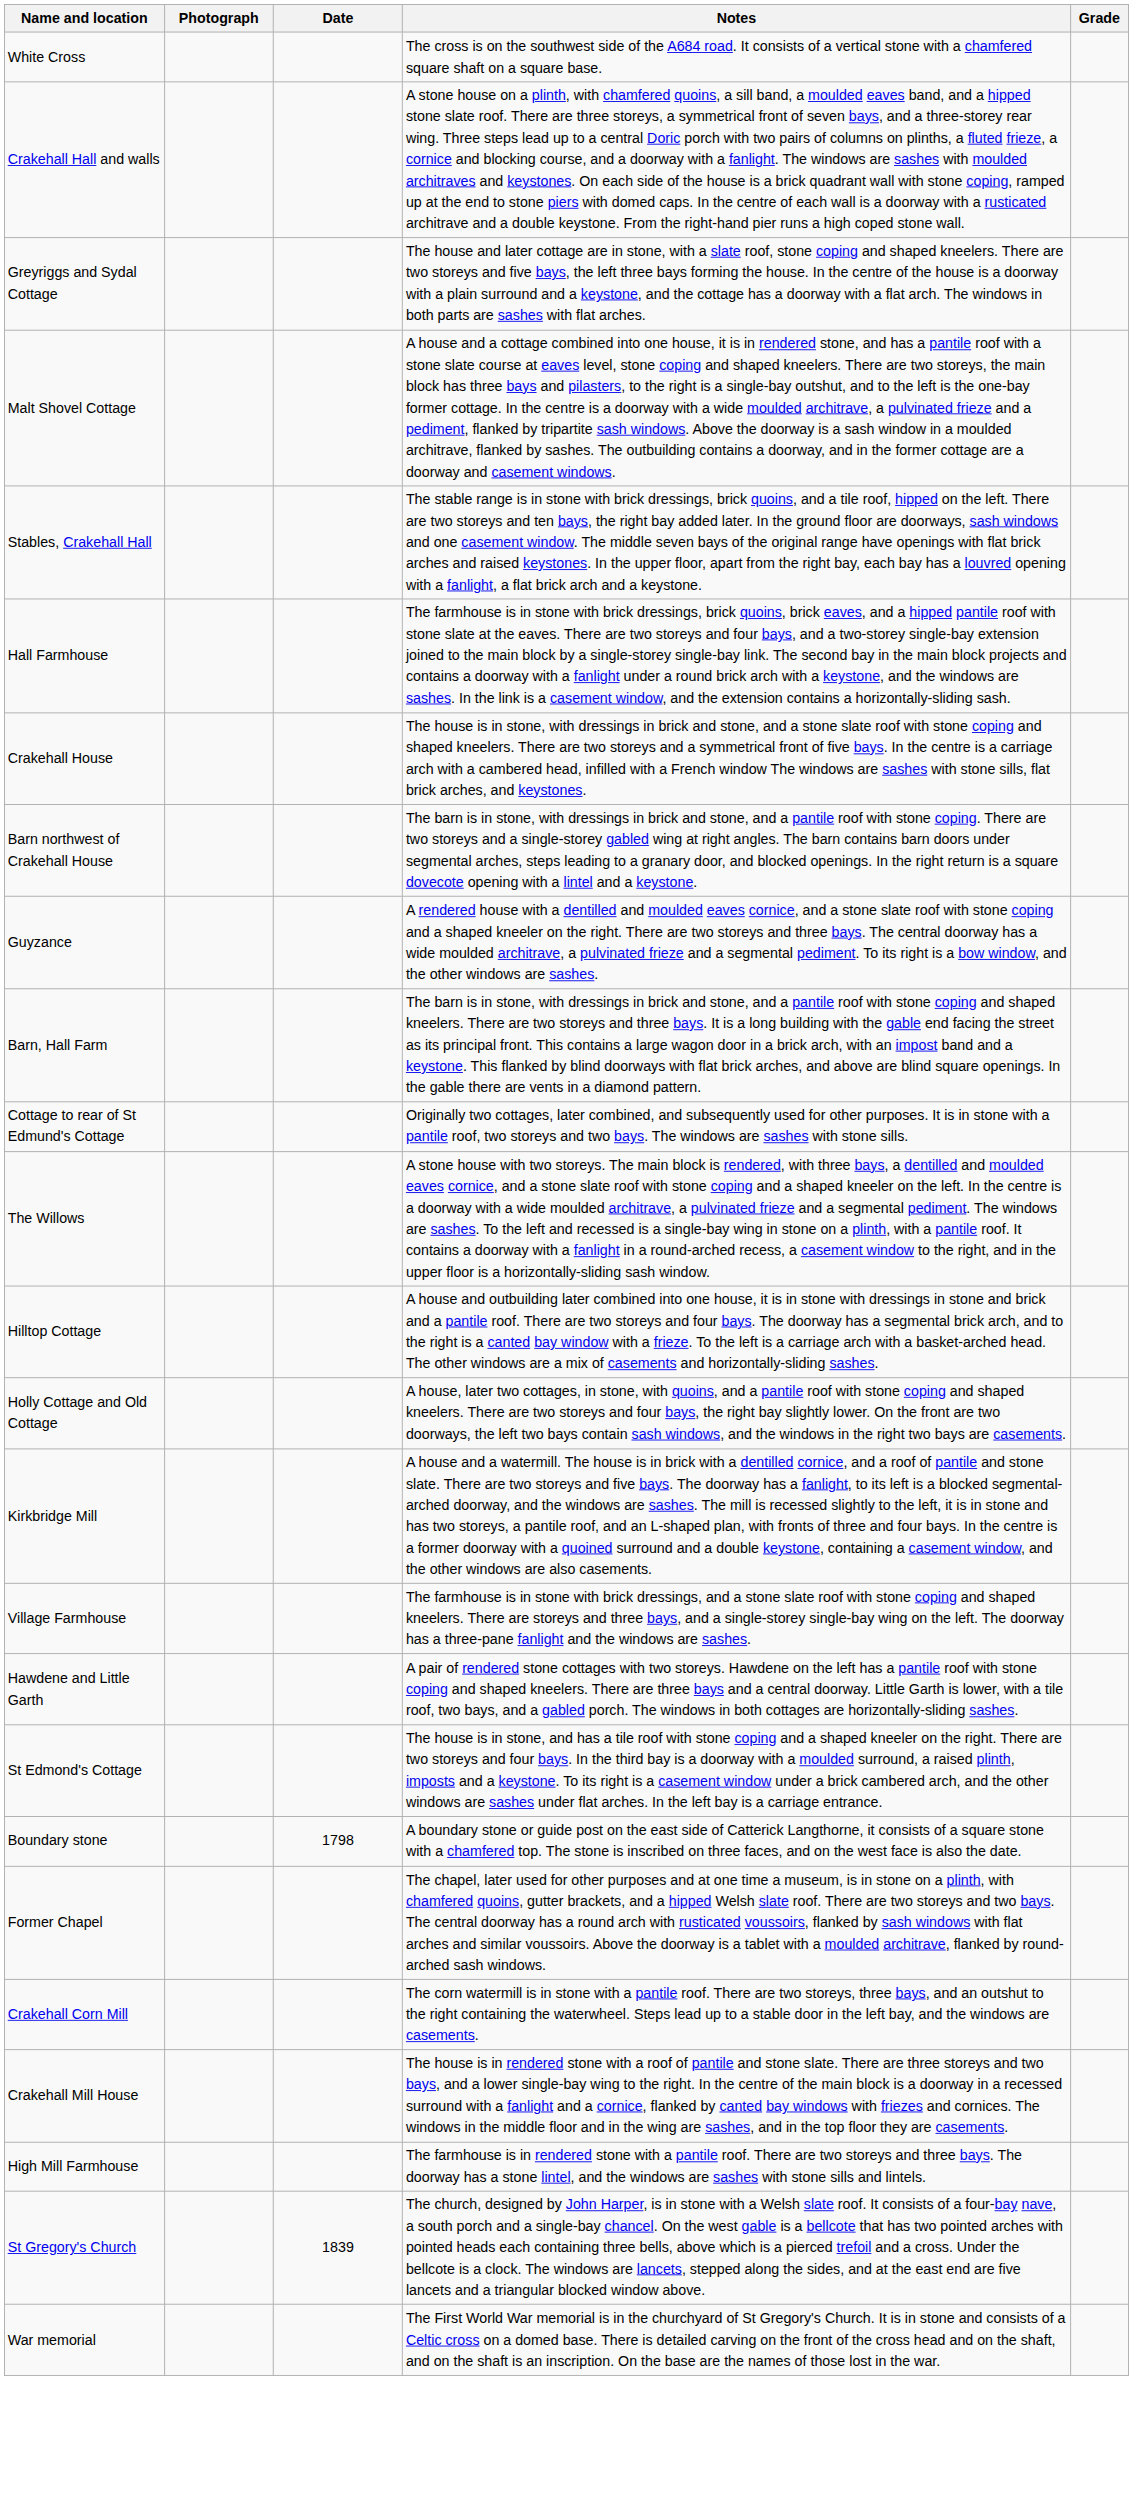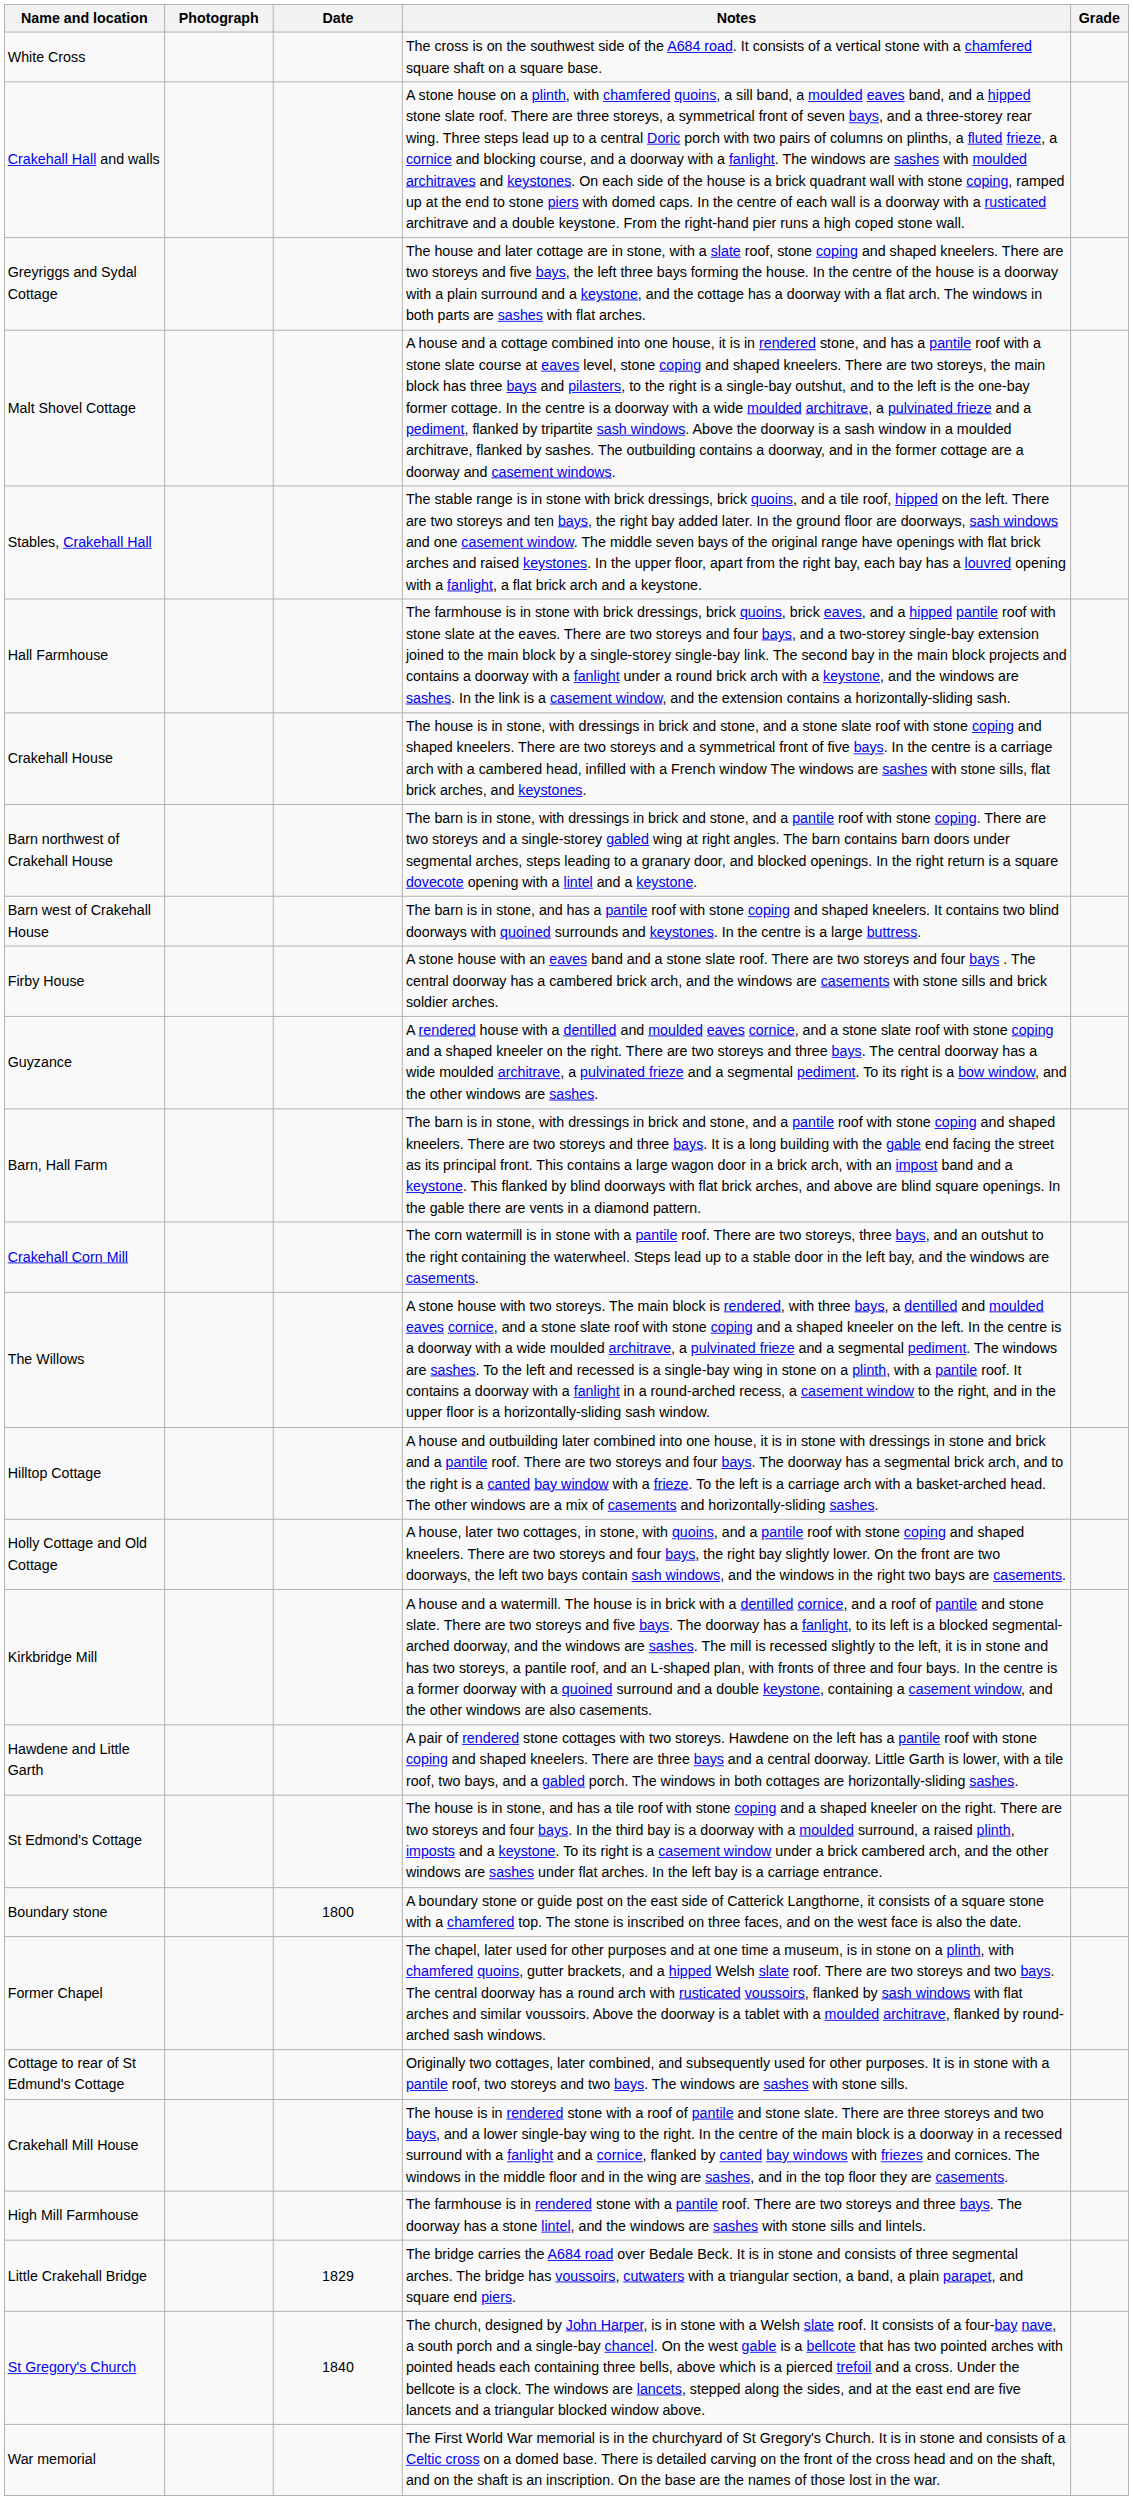+ row: (79, 921)
+ row: (46, 981)
rows swapped: (72, 1126) <-> (68, 2014)
- row: (67, 1618)
(338, 1841) 1798 -> (338, 1911) 1800
+ row: (77, 2275)
(338, 2247) 1839 -> (338, 2367) 1840
